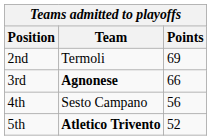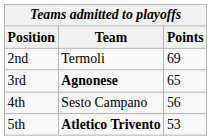(174, 80) 66 -> (174, 80) 65
(174, 124) 52 -> (174, 124) 53
